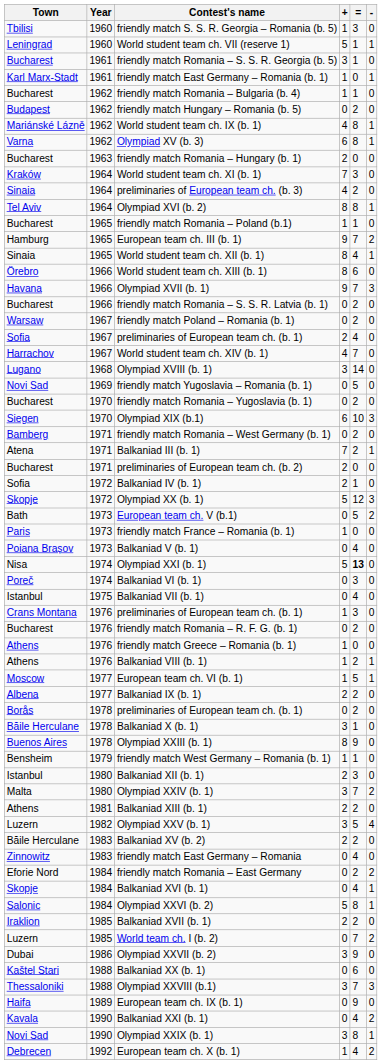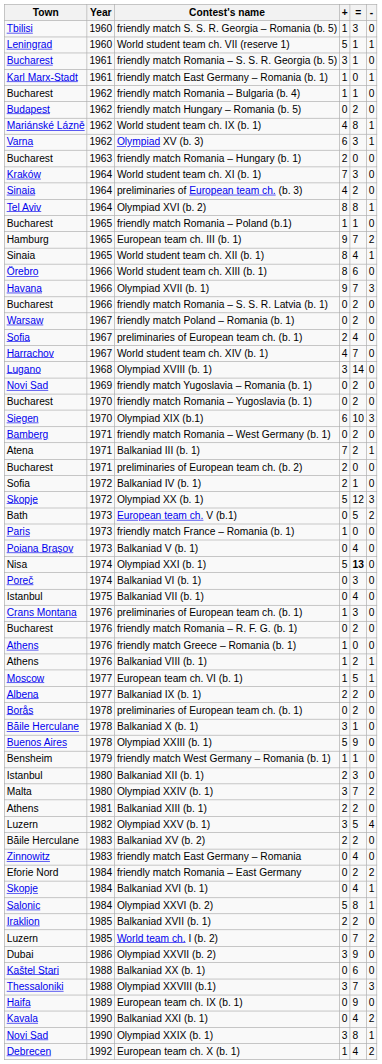(355, 142) 8 -> (355, 142) 3
(355, 386) 5 -> (355, 386) 2
(345, 743) 8 -> (345, 743) 5
